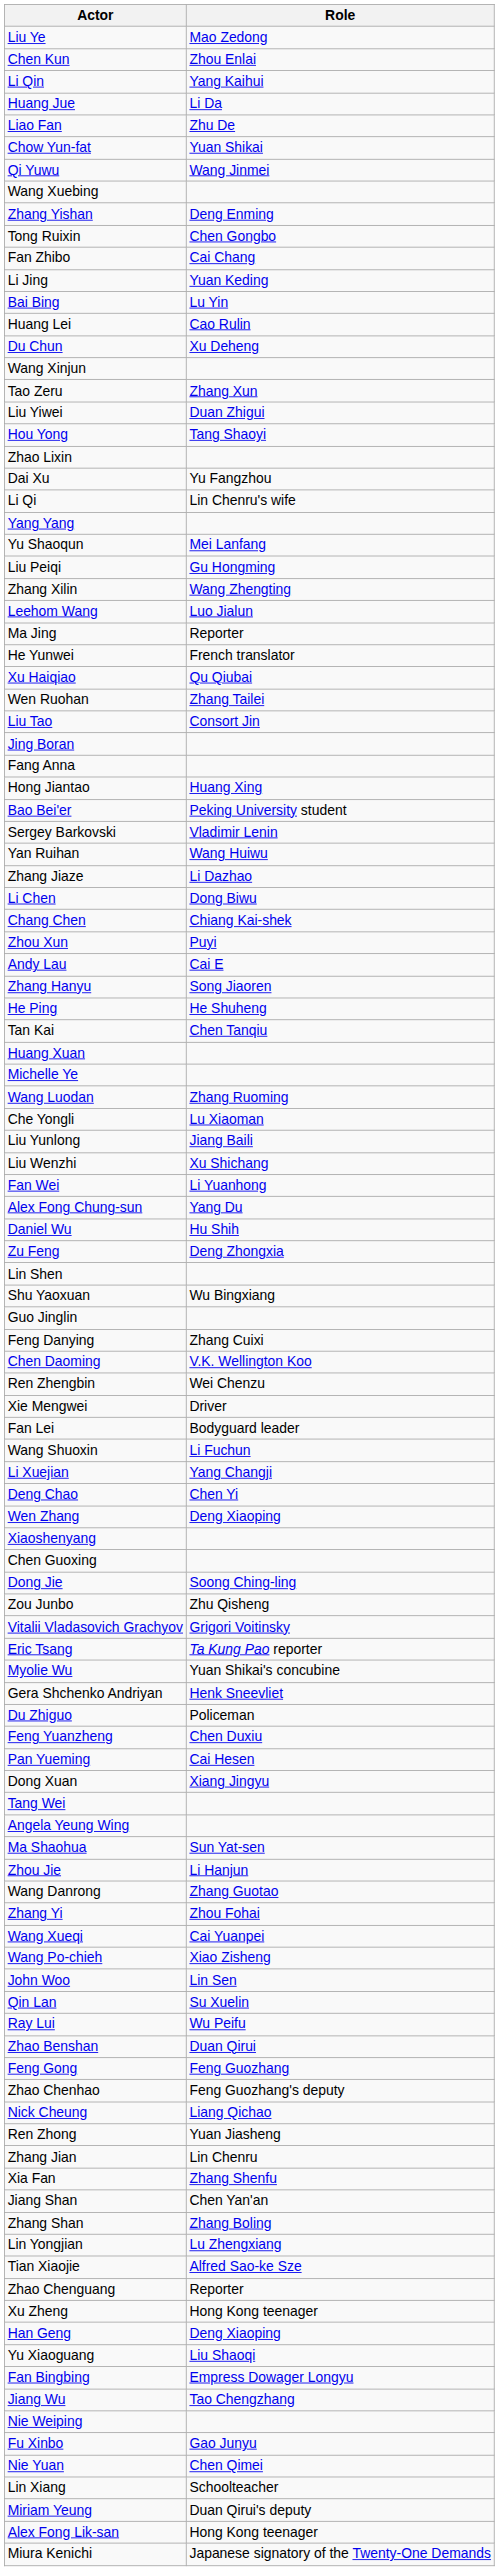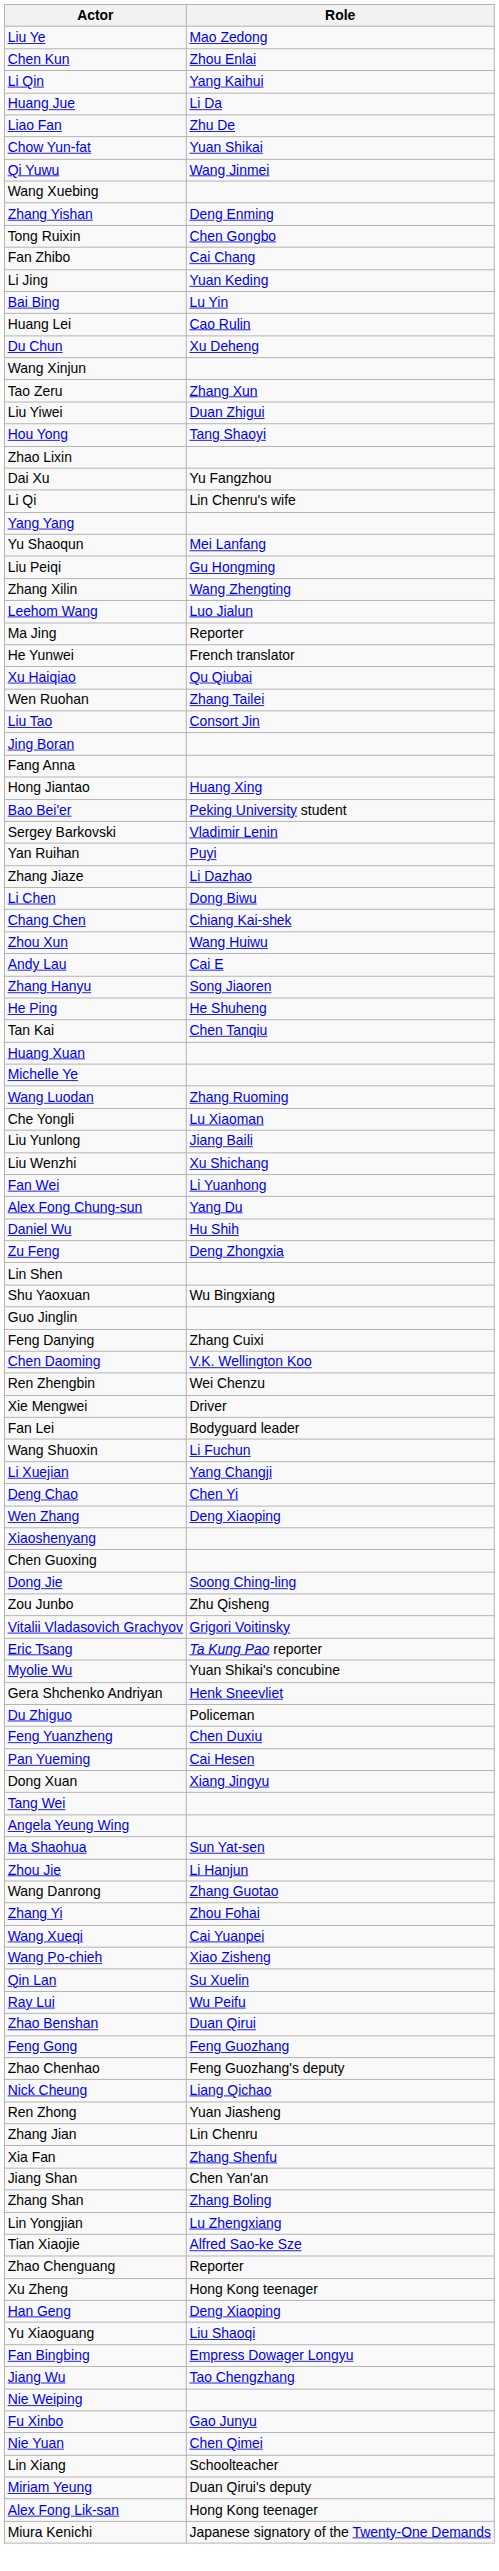(229, 854) Wang Huiwu -> (203, 854) Puyi
(203, 942) Puyi -> (229, 942) Wang Huiwu
- row: (39, 1980)
